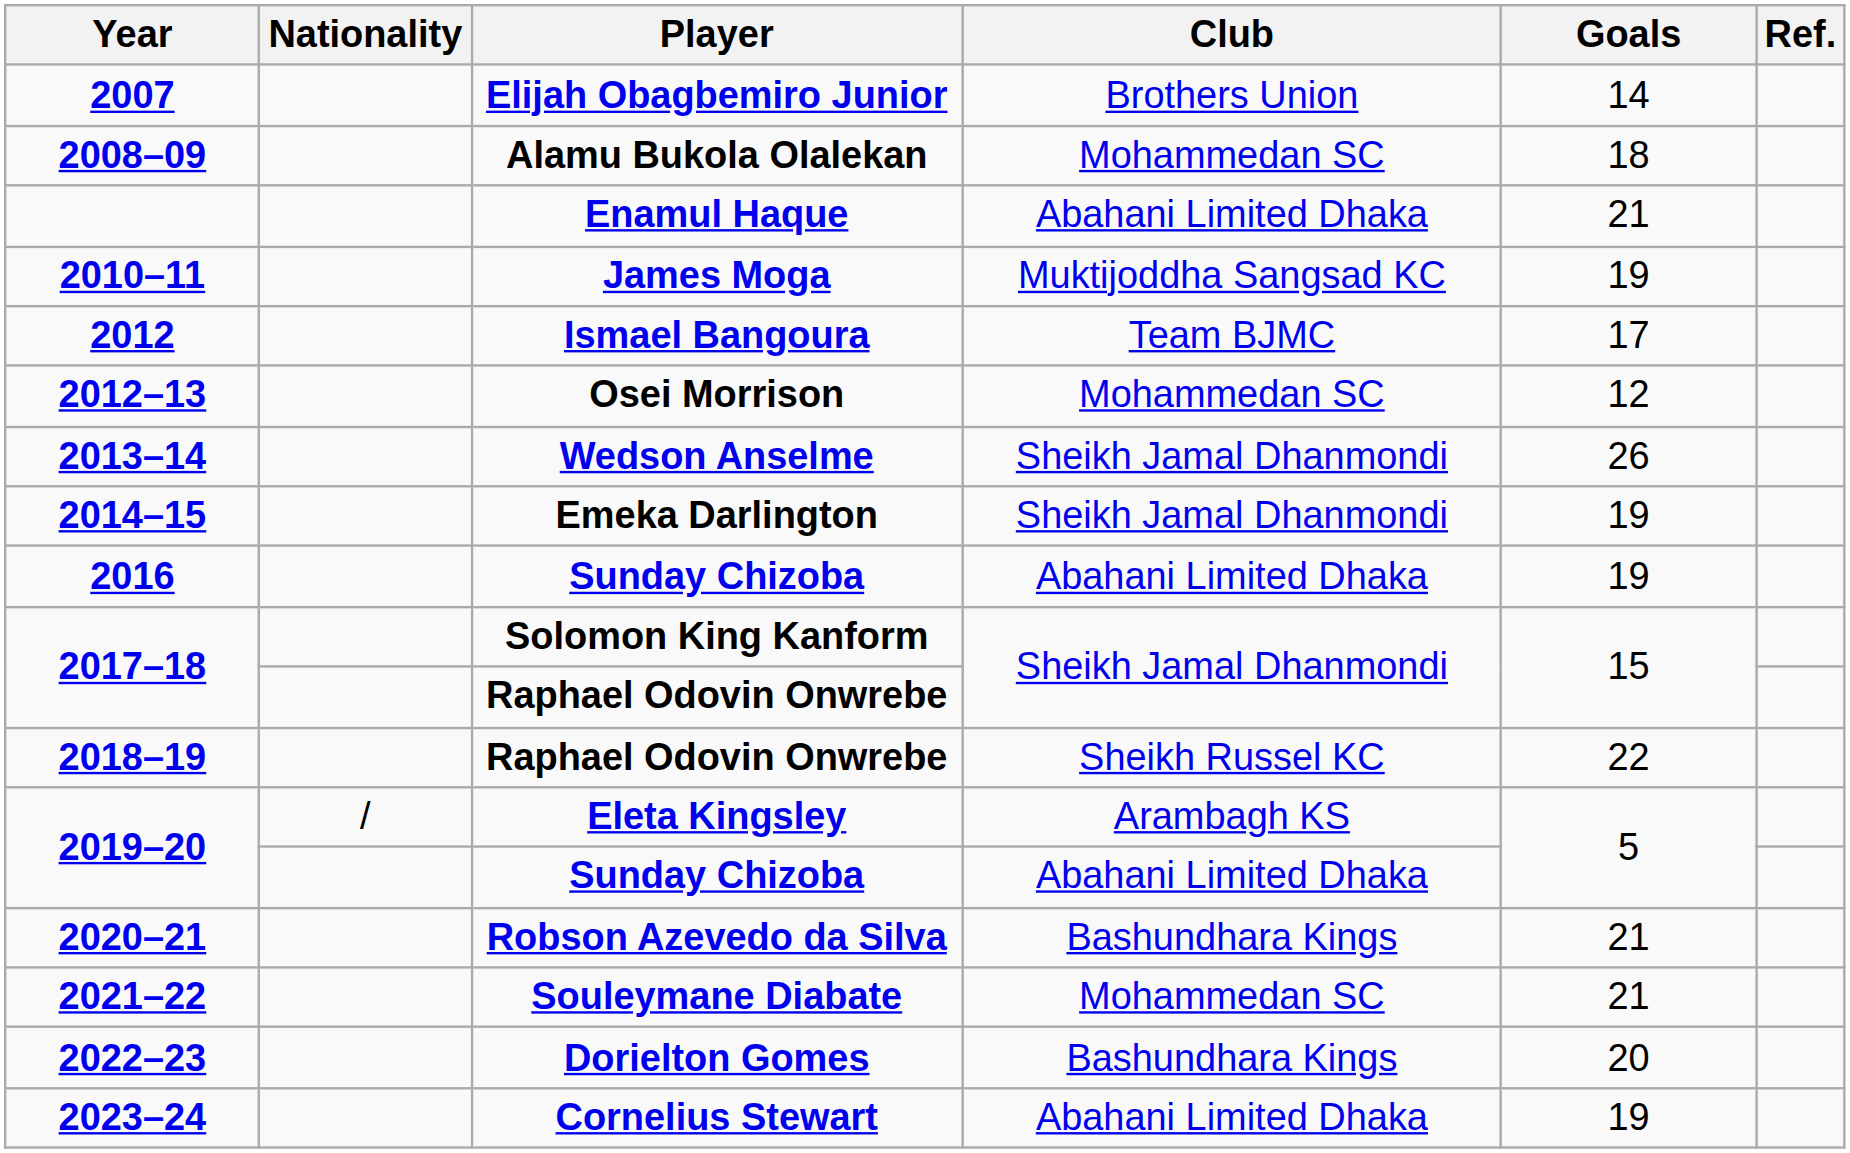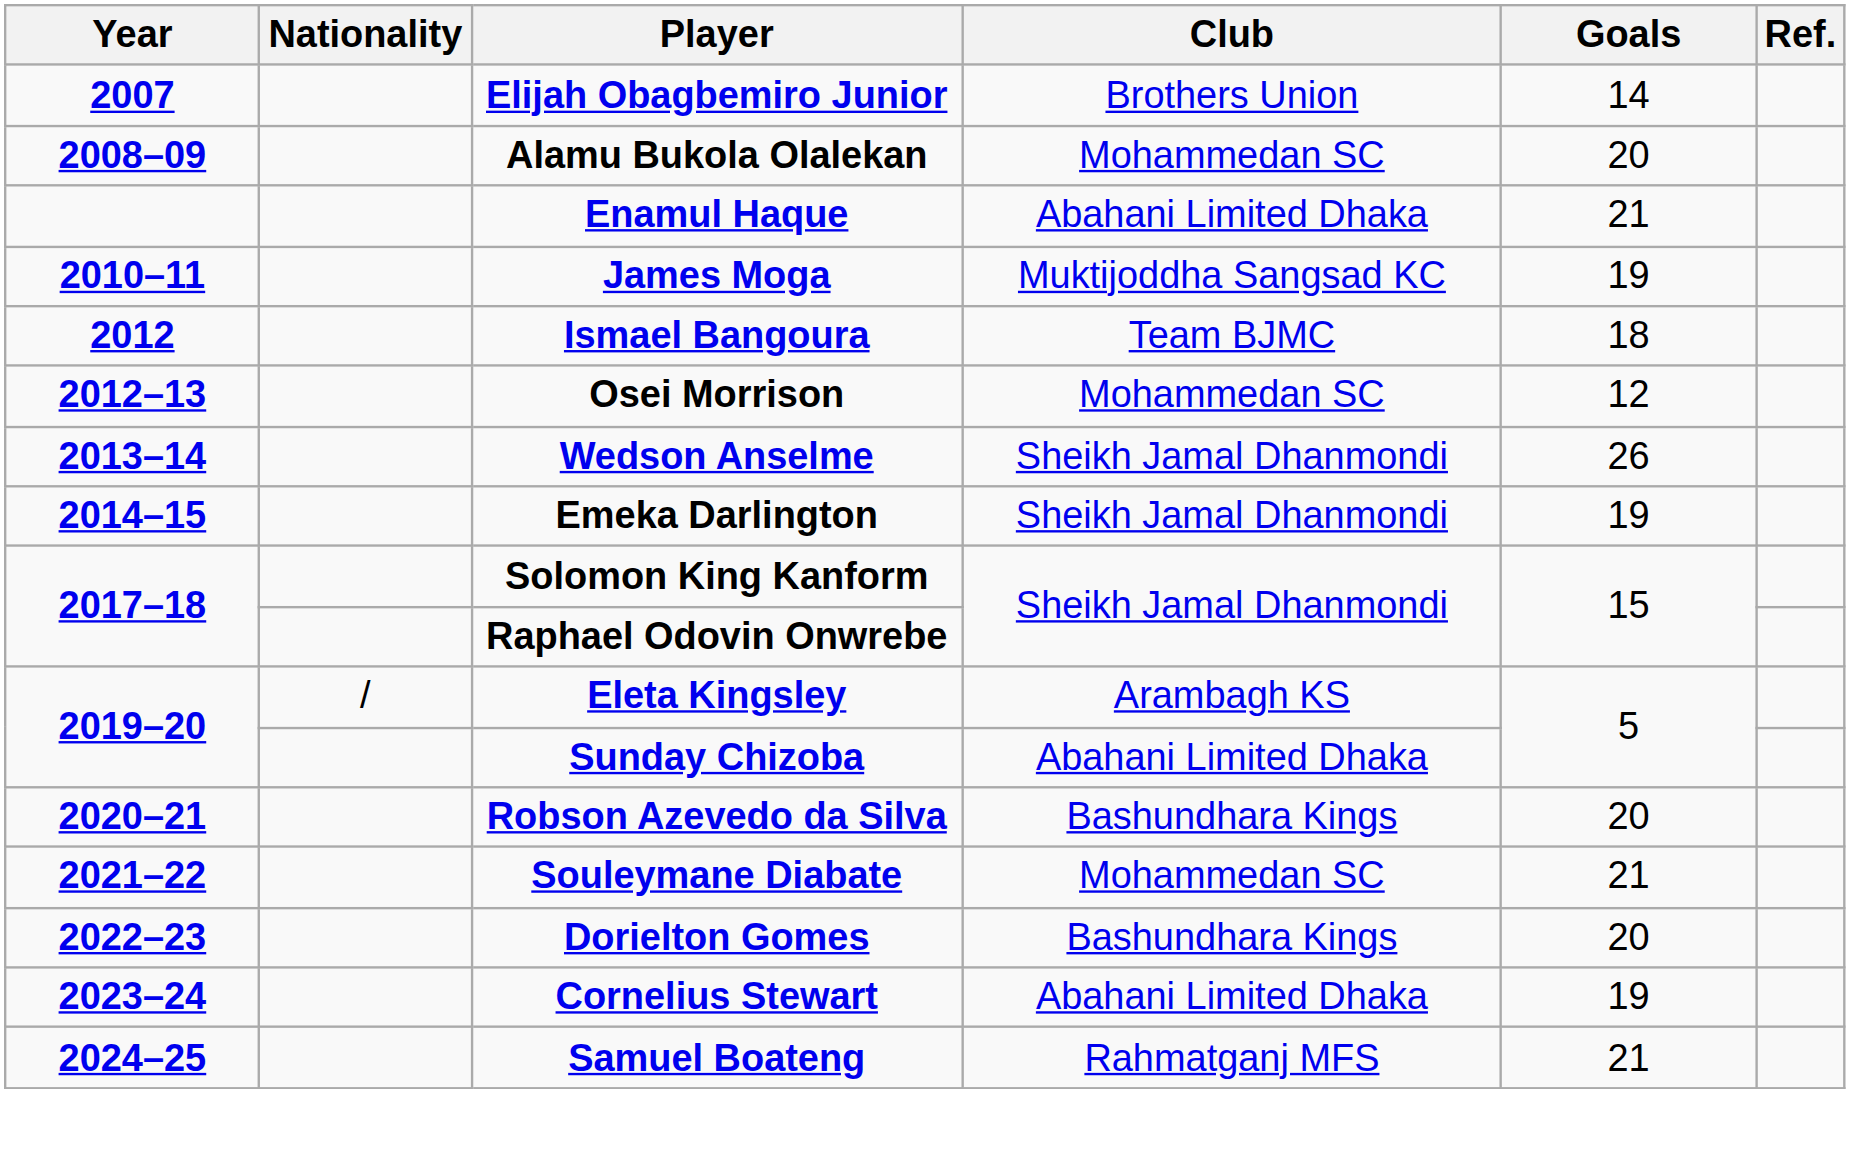(1629, 154) 18 -> (1629, 154) 20
(1629, 335) 17 -> (1629, 335) 18
- row: (132, 575)
- row: (132, 756)
(1629, 936) 21 -> (1629, 816) 20
+ row: (132, 1056)
